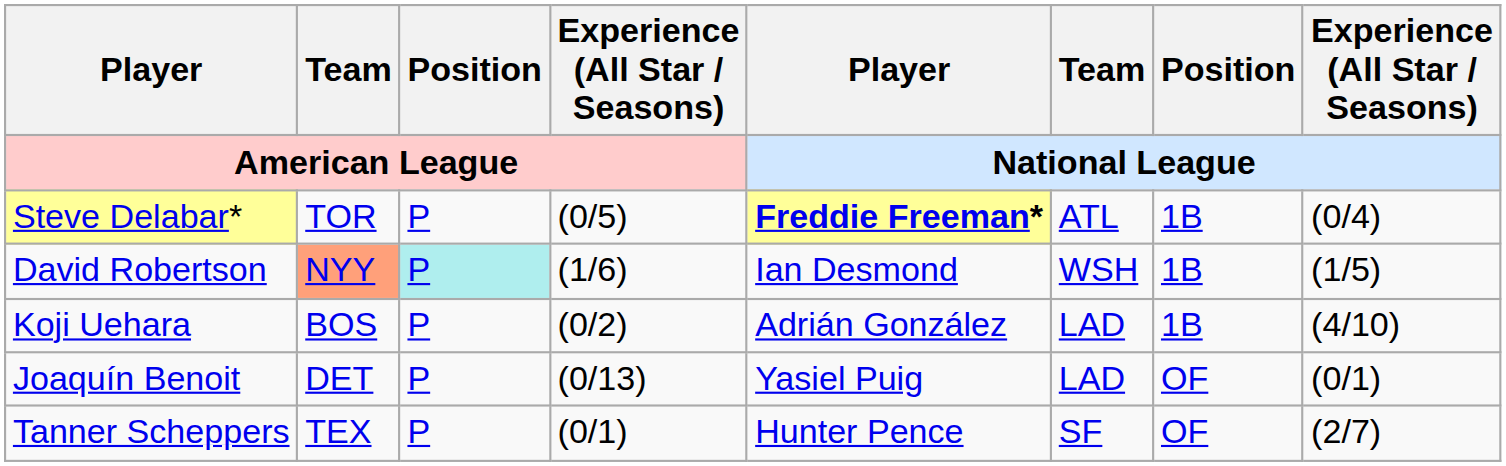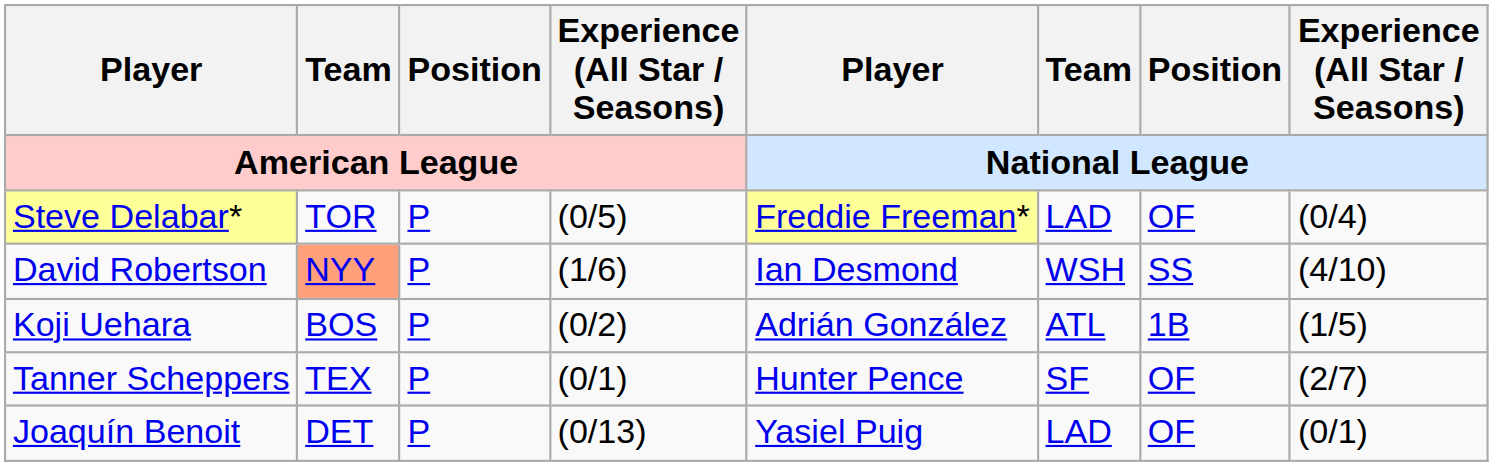(899, 216) bold -> (892, 216) normal
(1089, 216) ATL -> (1079, 216) LAD
(1182, 216) 1B -> (1171, 216) OF
(419, 270) paleturquoise background -> (419, 270) no background
(1182, 270) 1B -> (1170, 270) SS
(1346, 270) (1/5) -> (1342, 270) (4/10)
(1092, 324) LAD -> (1076, 324) ATL
(1356, 324) (4/10) -> (1333, 324) (1/5)
rows swapped: (151, 432) <-> (127, 378)
